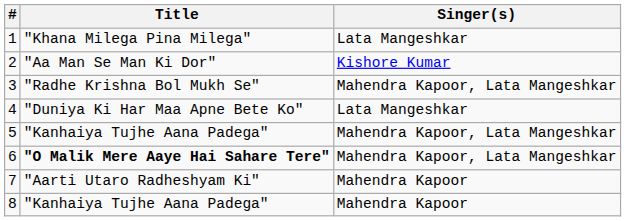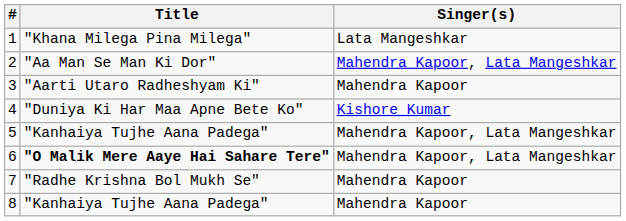(394, 64) Kishore Kumar -> (477, 64) Mahendra Kapoor, Lata Mangeshkar
(142, 87) "Radhe Krishna Bol Mukh Se" -> (142, 87) "Aarti Utaro Radheshyam Ki"
(477, 87) Mahendra Kapoor, Lata Mangeshkar -> (402, 87) Mahendra Kapoor
(402, 111) Lata Mangeshkar -> (394, 111) Kishore Kumar
(142, 181) "Aarti Utaro Radheshyam Ki" -> (142, 181) "Radhe Krishna Bol Mukh Se"
